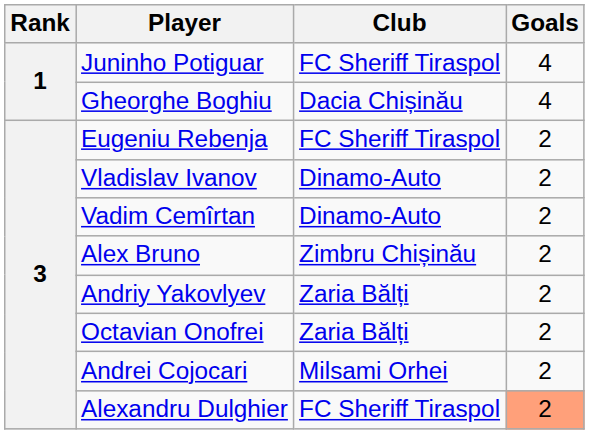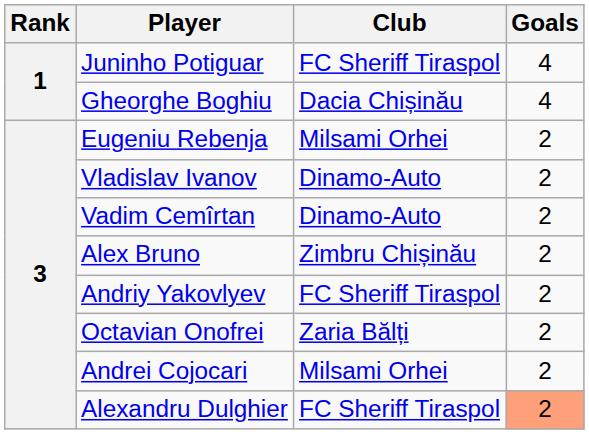(400, 139) FC Sheriff Tiraspol -> (373, 139) Milsami Orhei
(354, 293) Zaria Bălți -> (400, 293) FC Sheriff Tiraspol
